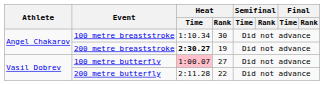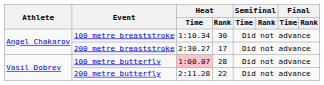(194, 48) bold -> (194, 48) normal
(223, 48) 19 -> (223, 48) 17
(223, 61) 27 -> (223, 61) 28
